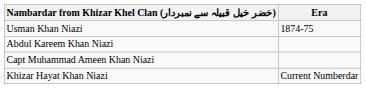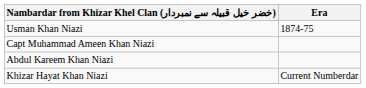rows swapped: (60, 44) <-> (80, 60)
